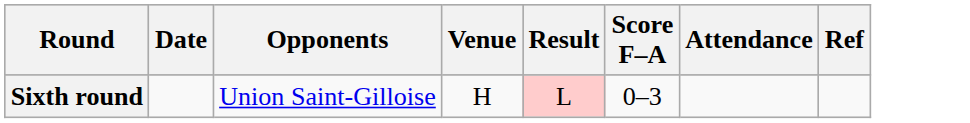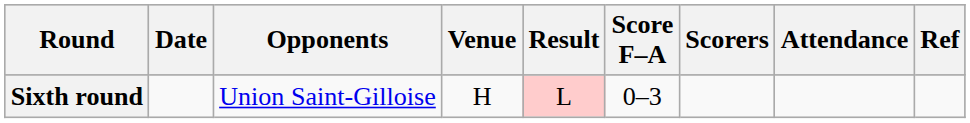+ column: (727, 39)
